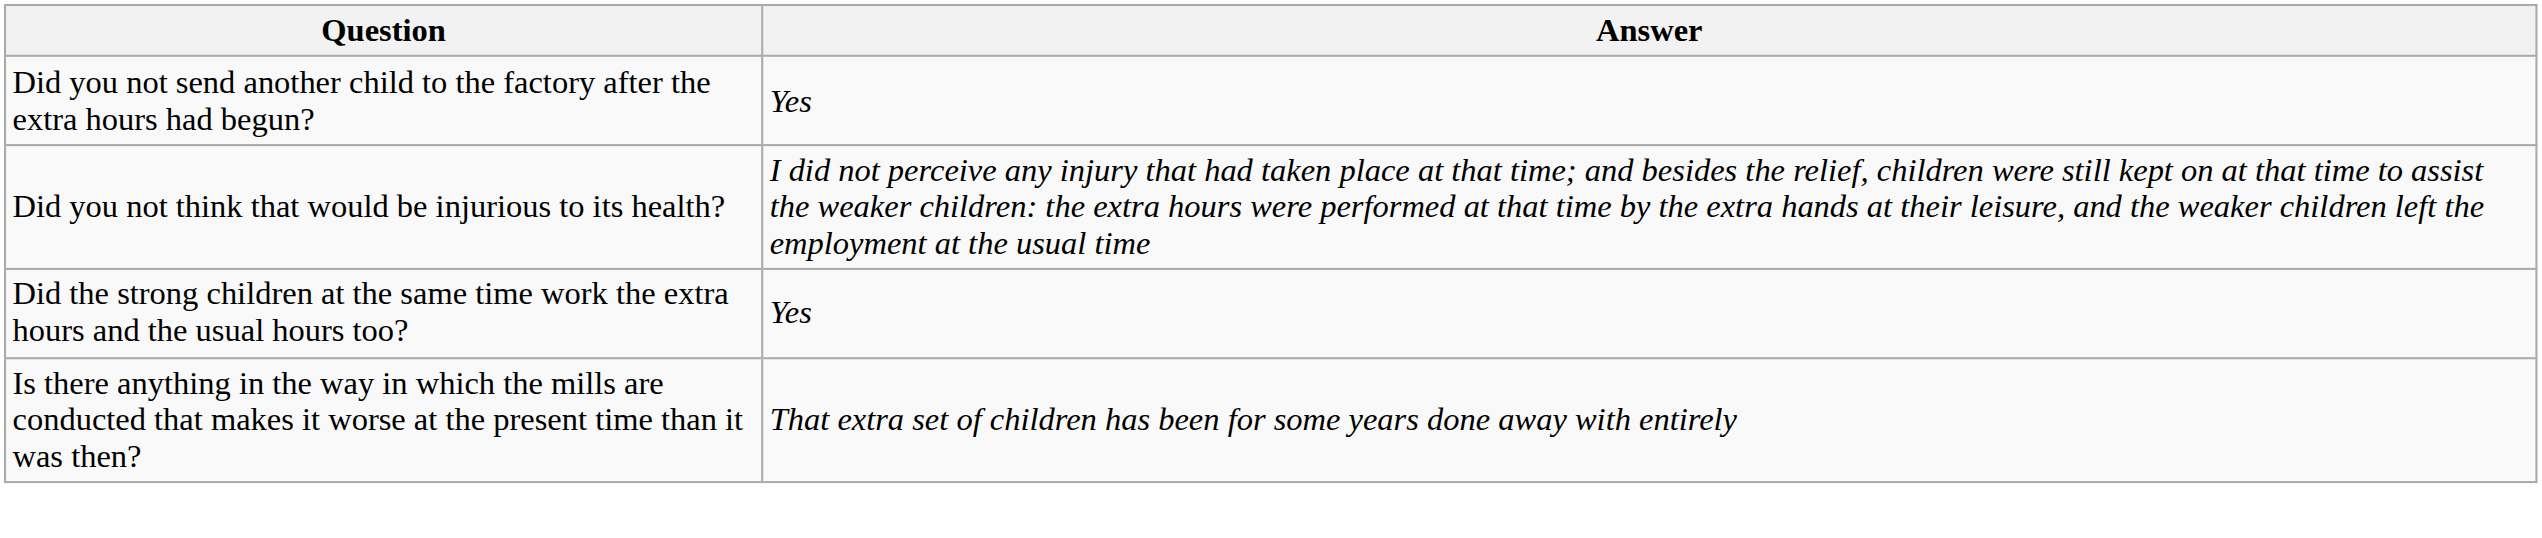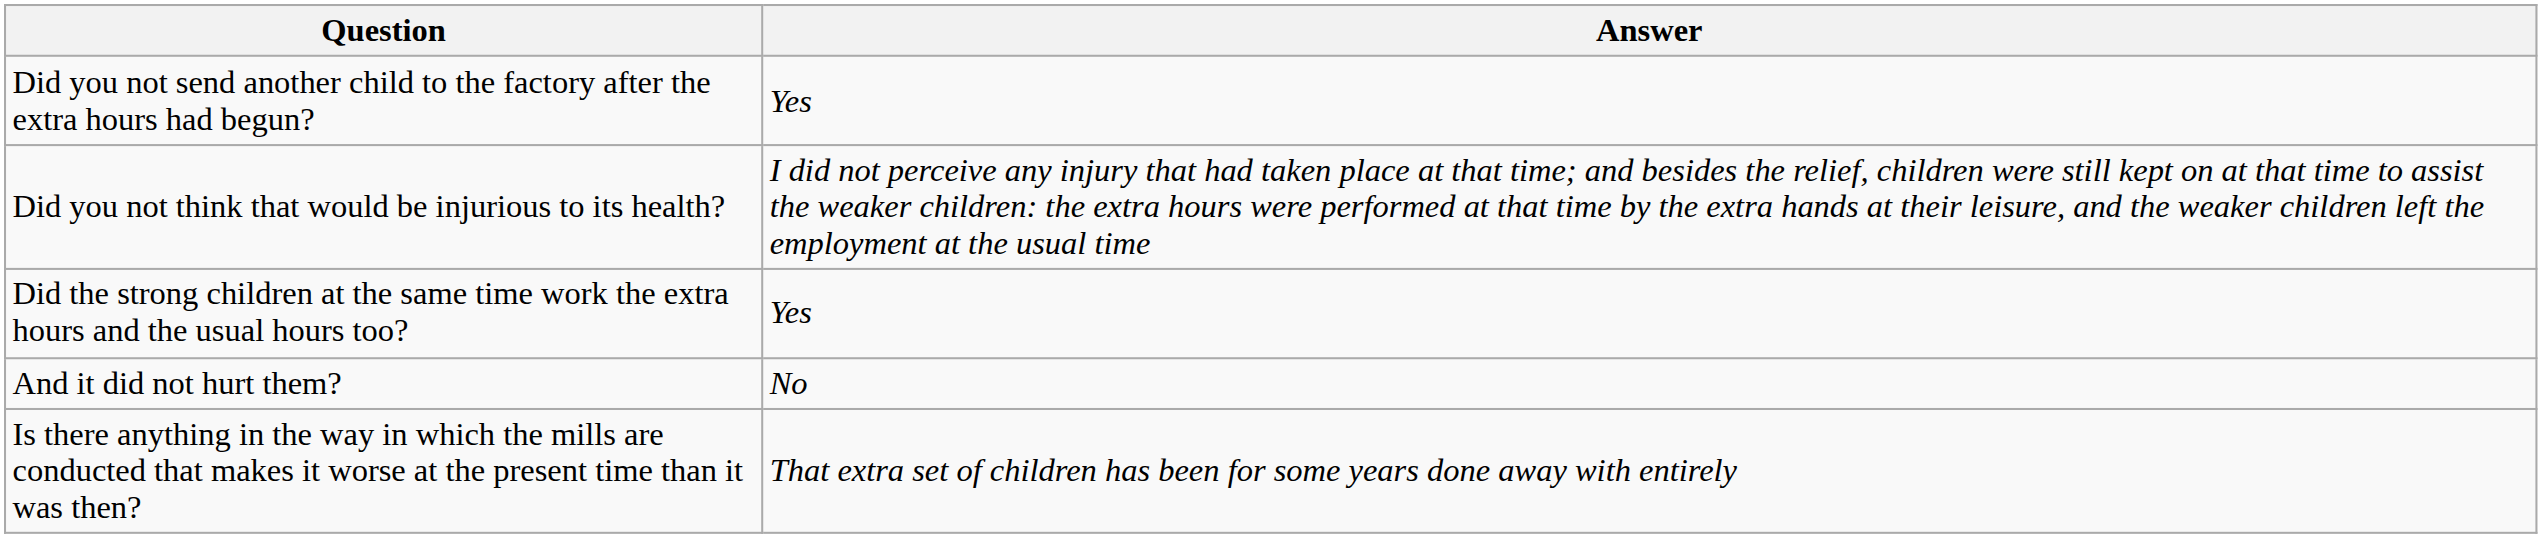+ row: (177, 382)
